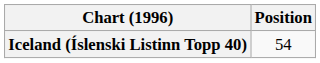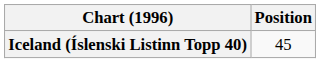(283, 44) 54 -> (283, 44) 45
